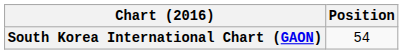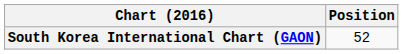(362, 38) 54 -> (362, 38) 52
